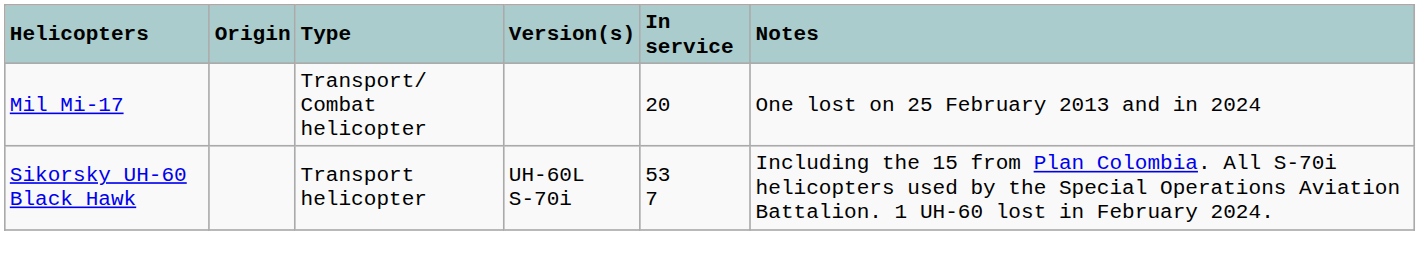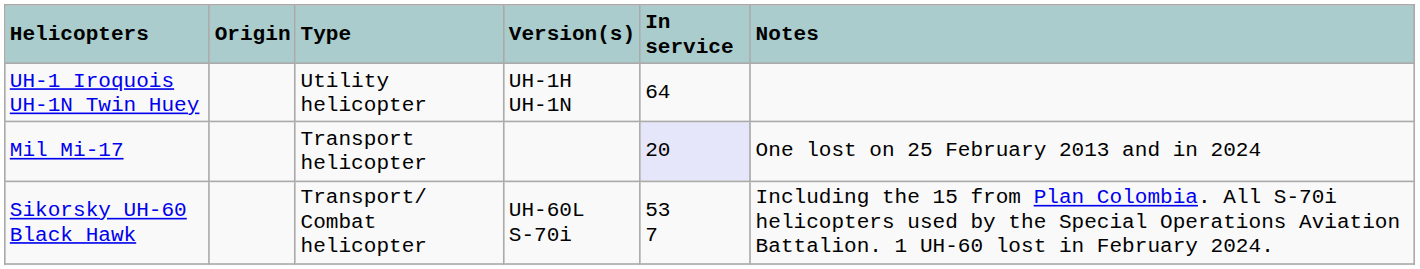+ row: (105, 93)
(364, 105) Transport/ Combat helicopter -> (364, 151) Transport helicopter
(658, 105) no background -> (658, 151) lavender background
(364, 188) Transport helicopter -> (364, 222) Transport/ Combat helicopter
